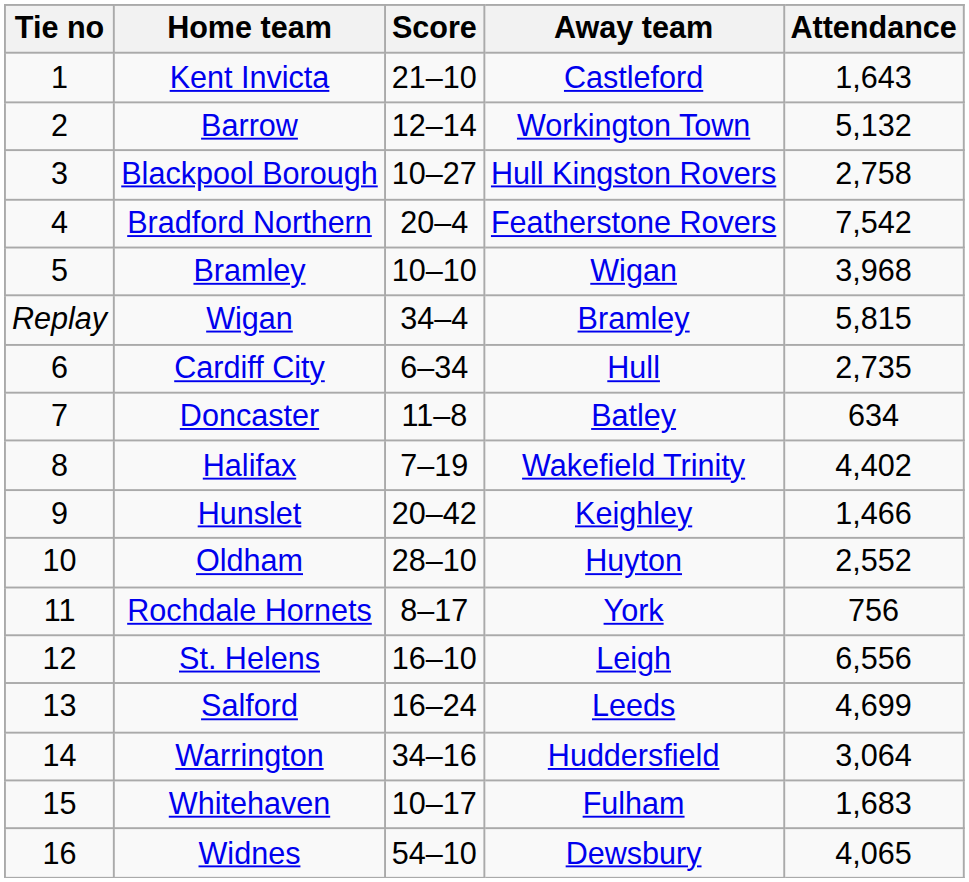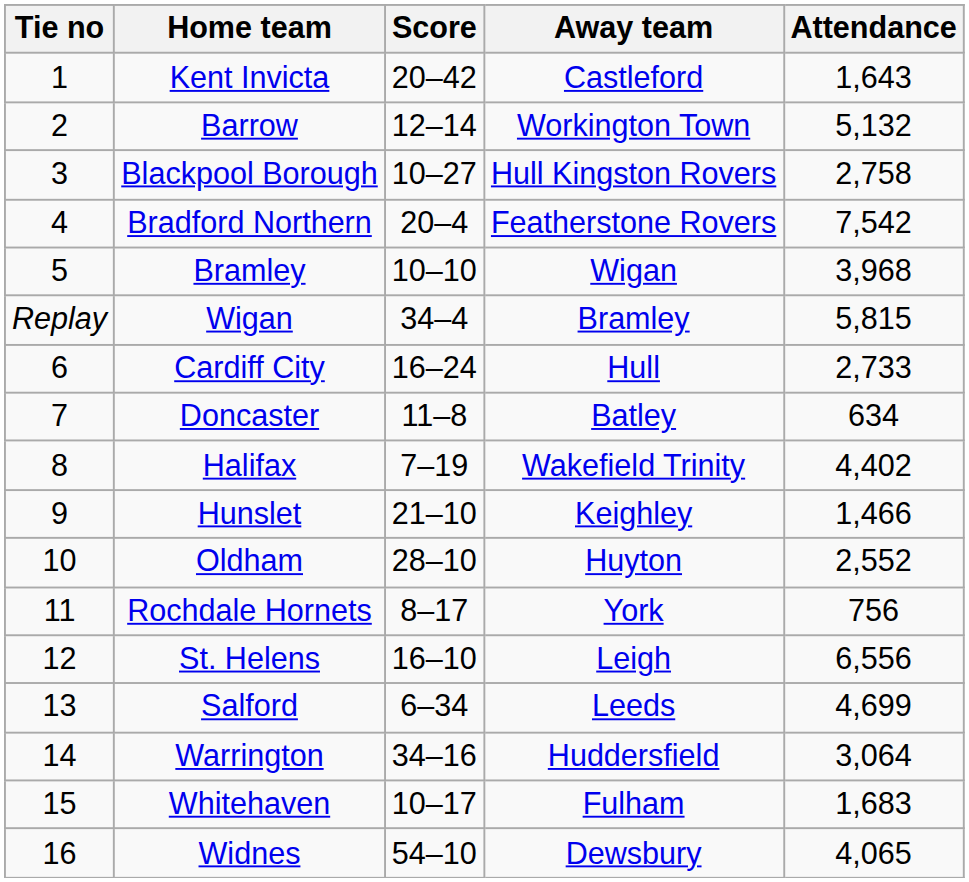(434, 77) 21–10 -> (434, 77) 20–42
(434, 367) 6–34 -> (434, 367) 16–24
(874, 367) 2,735 -> (874, 367) 2,733
(434, 513) 20–42 -> (434, 513) 21–10
(434, 707) 16–24 -> (434, 707) 6–34
